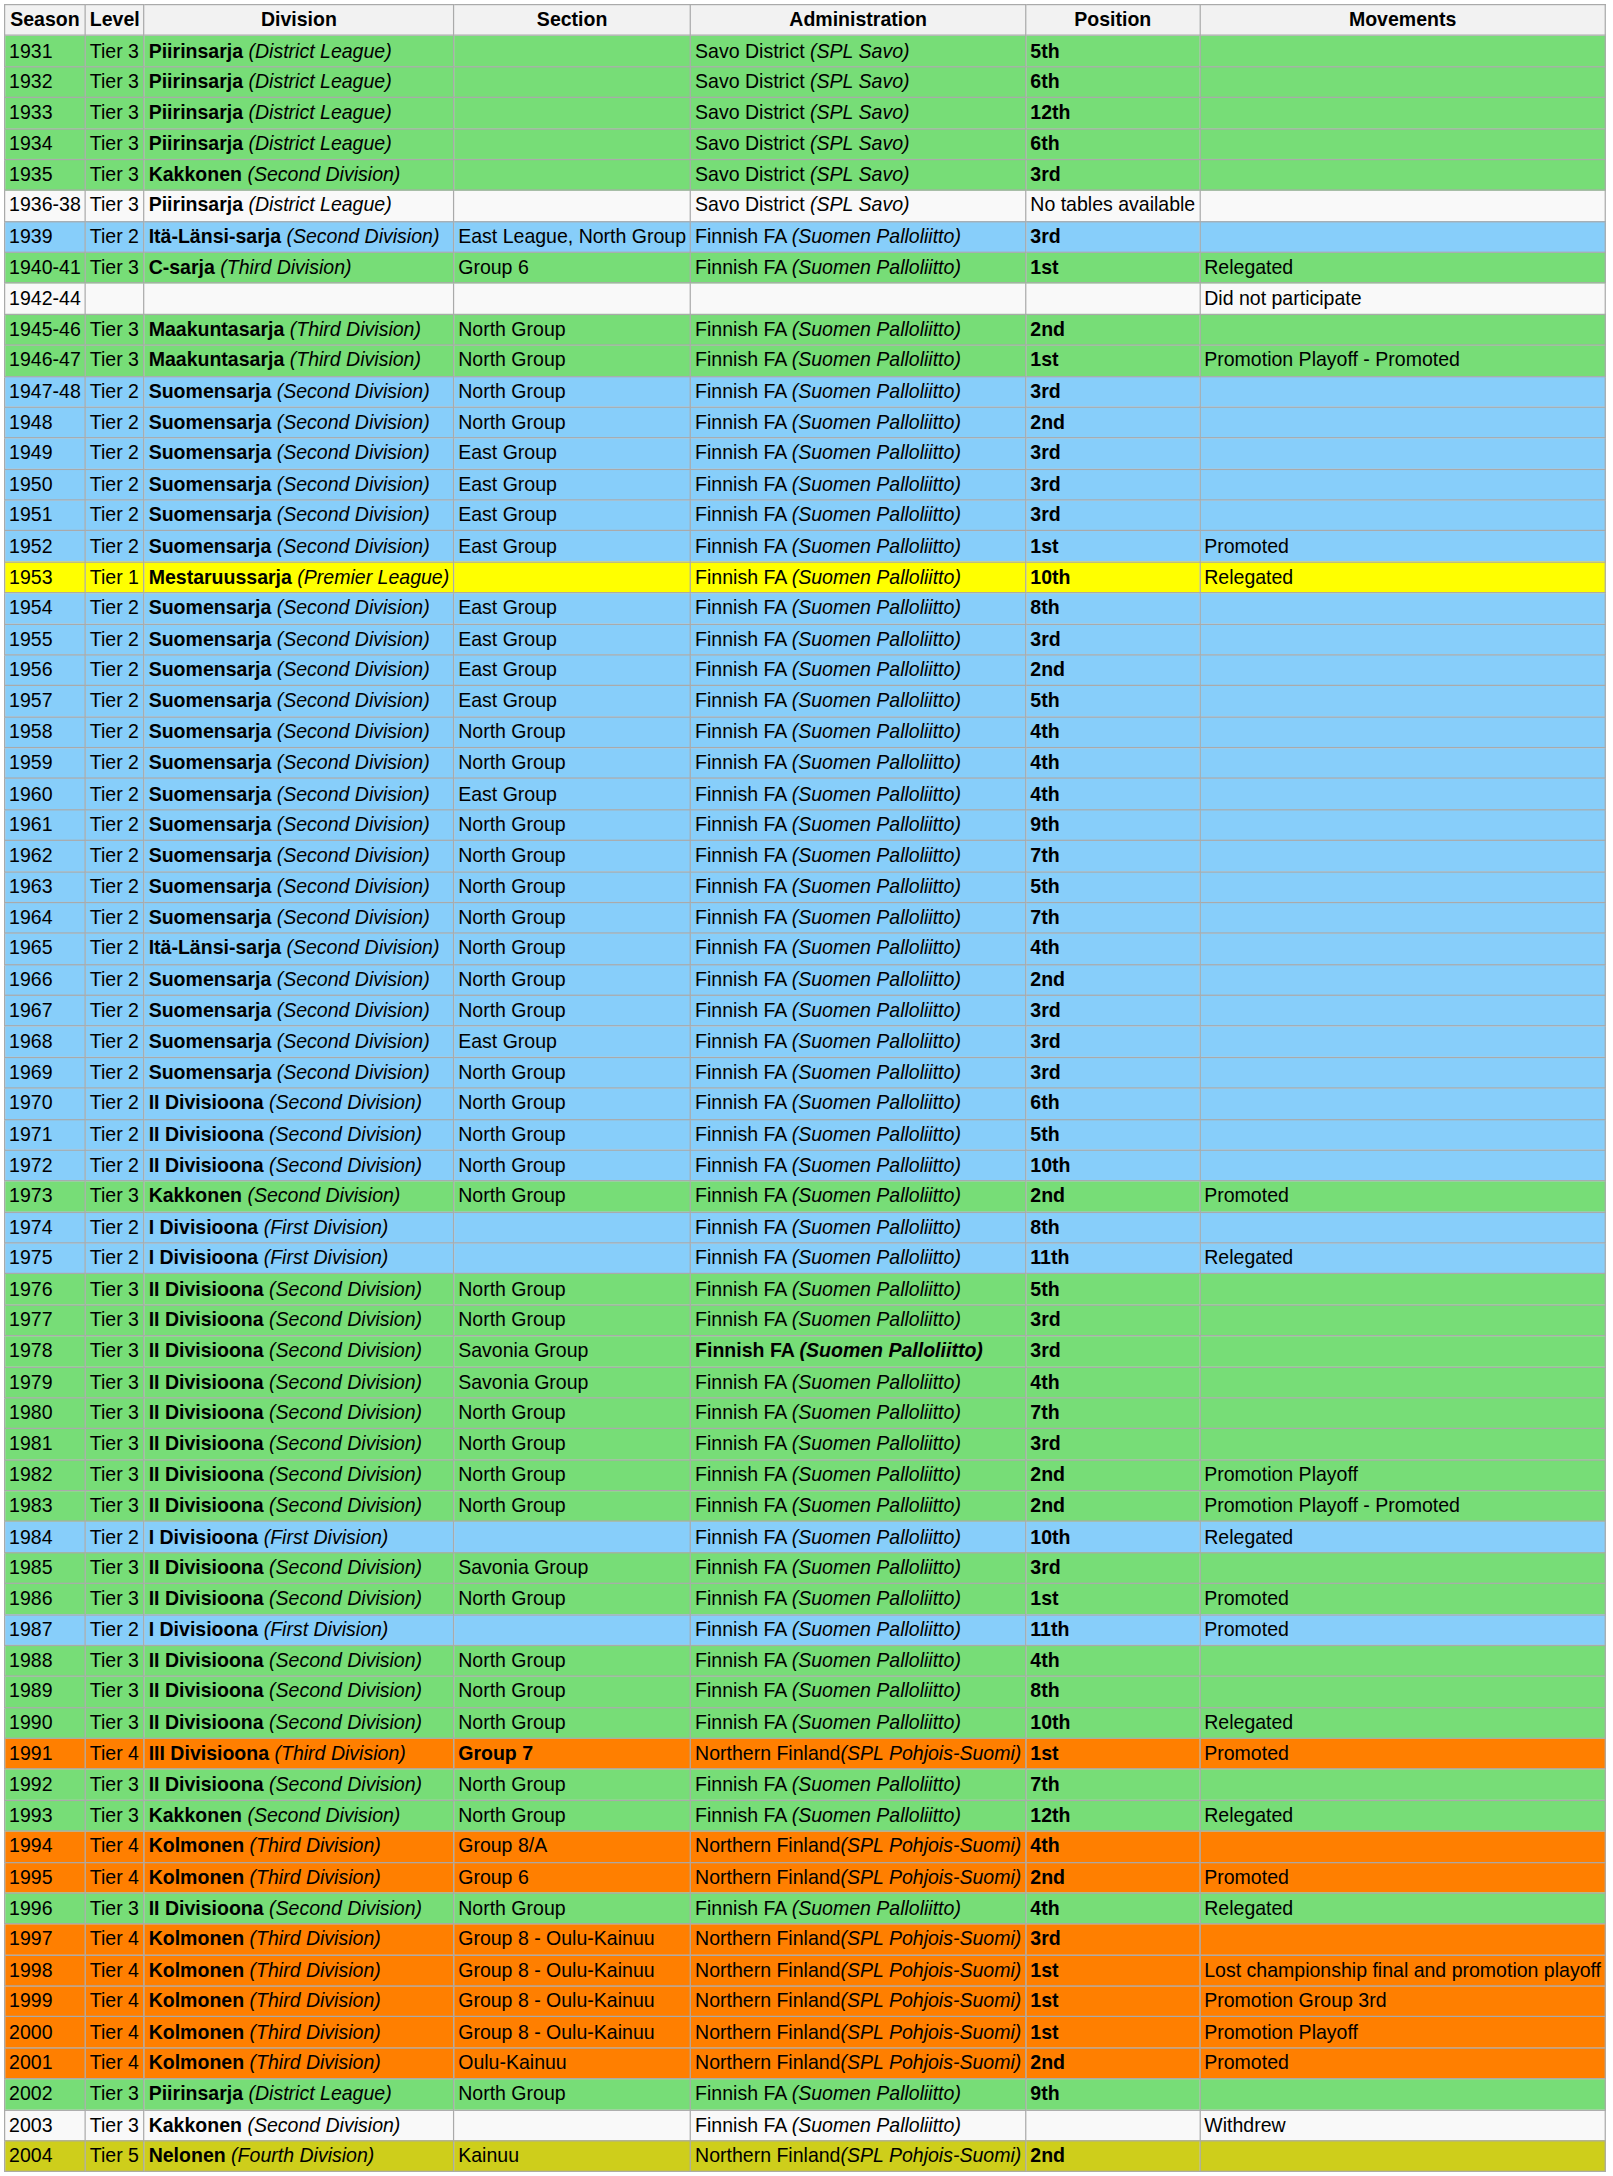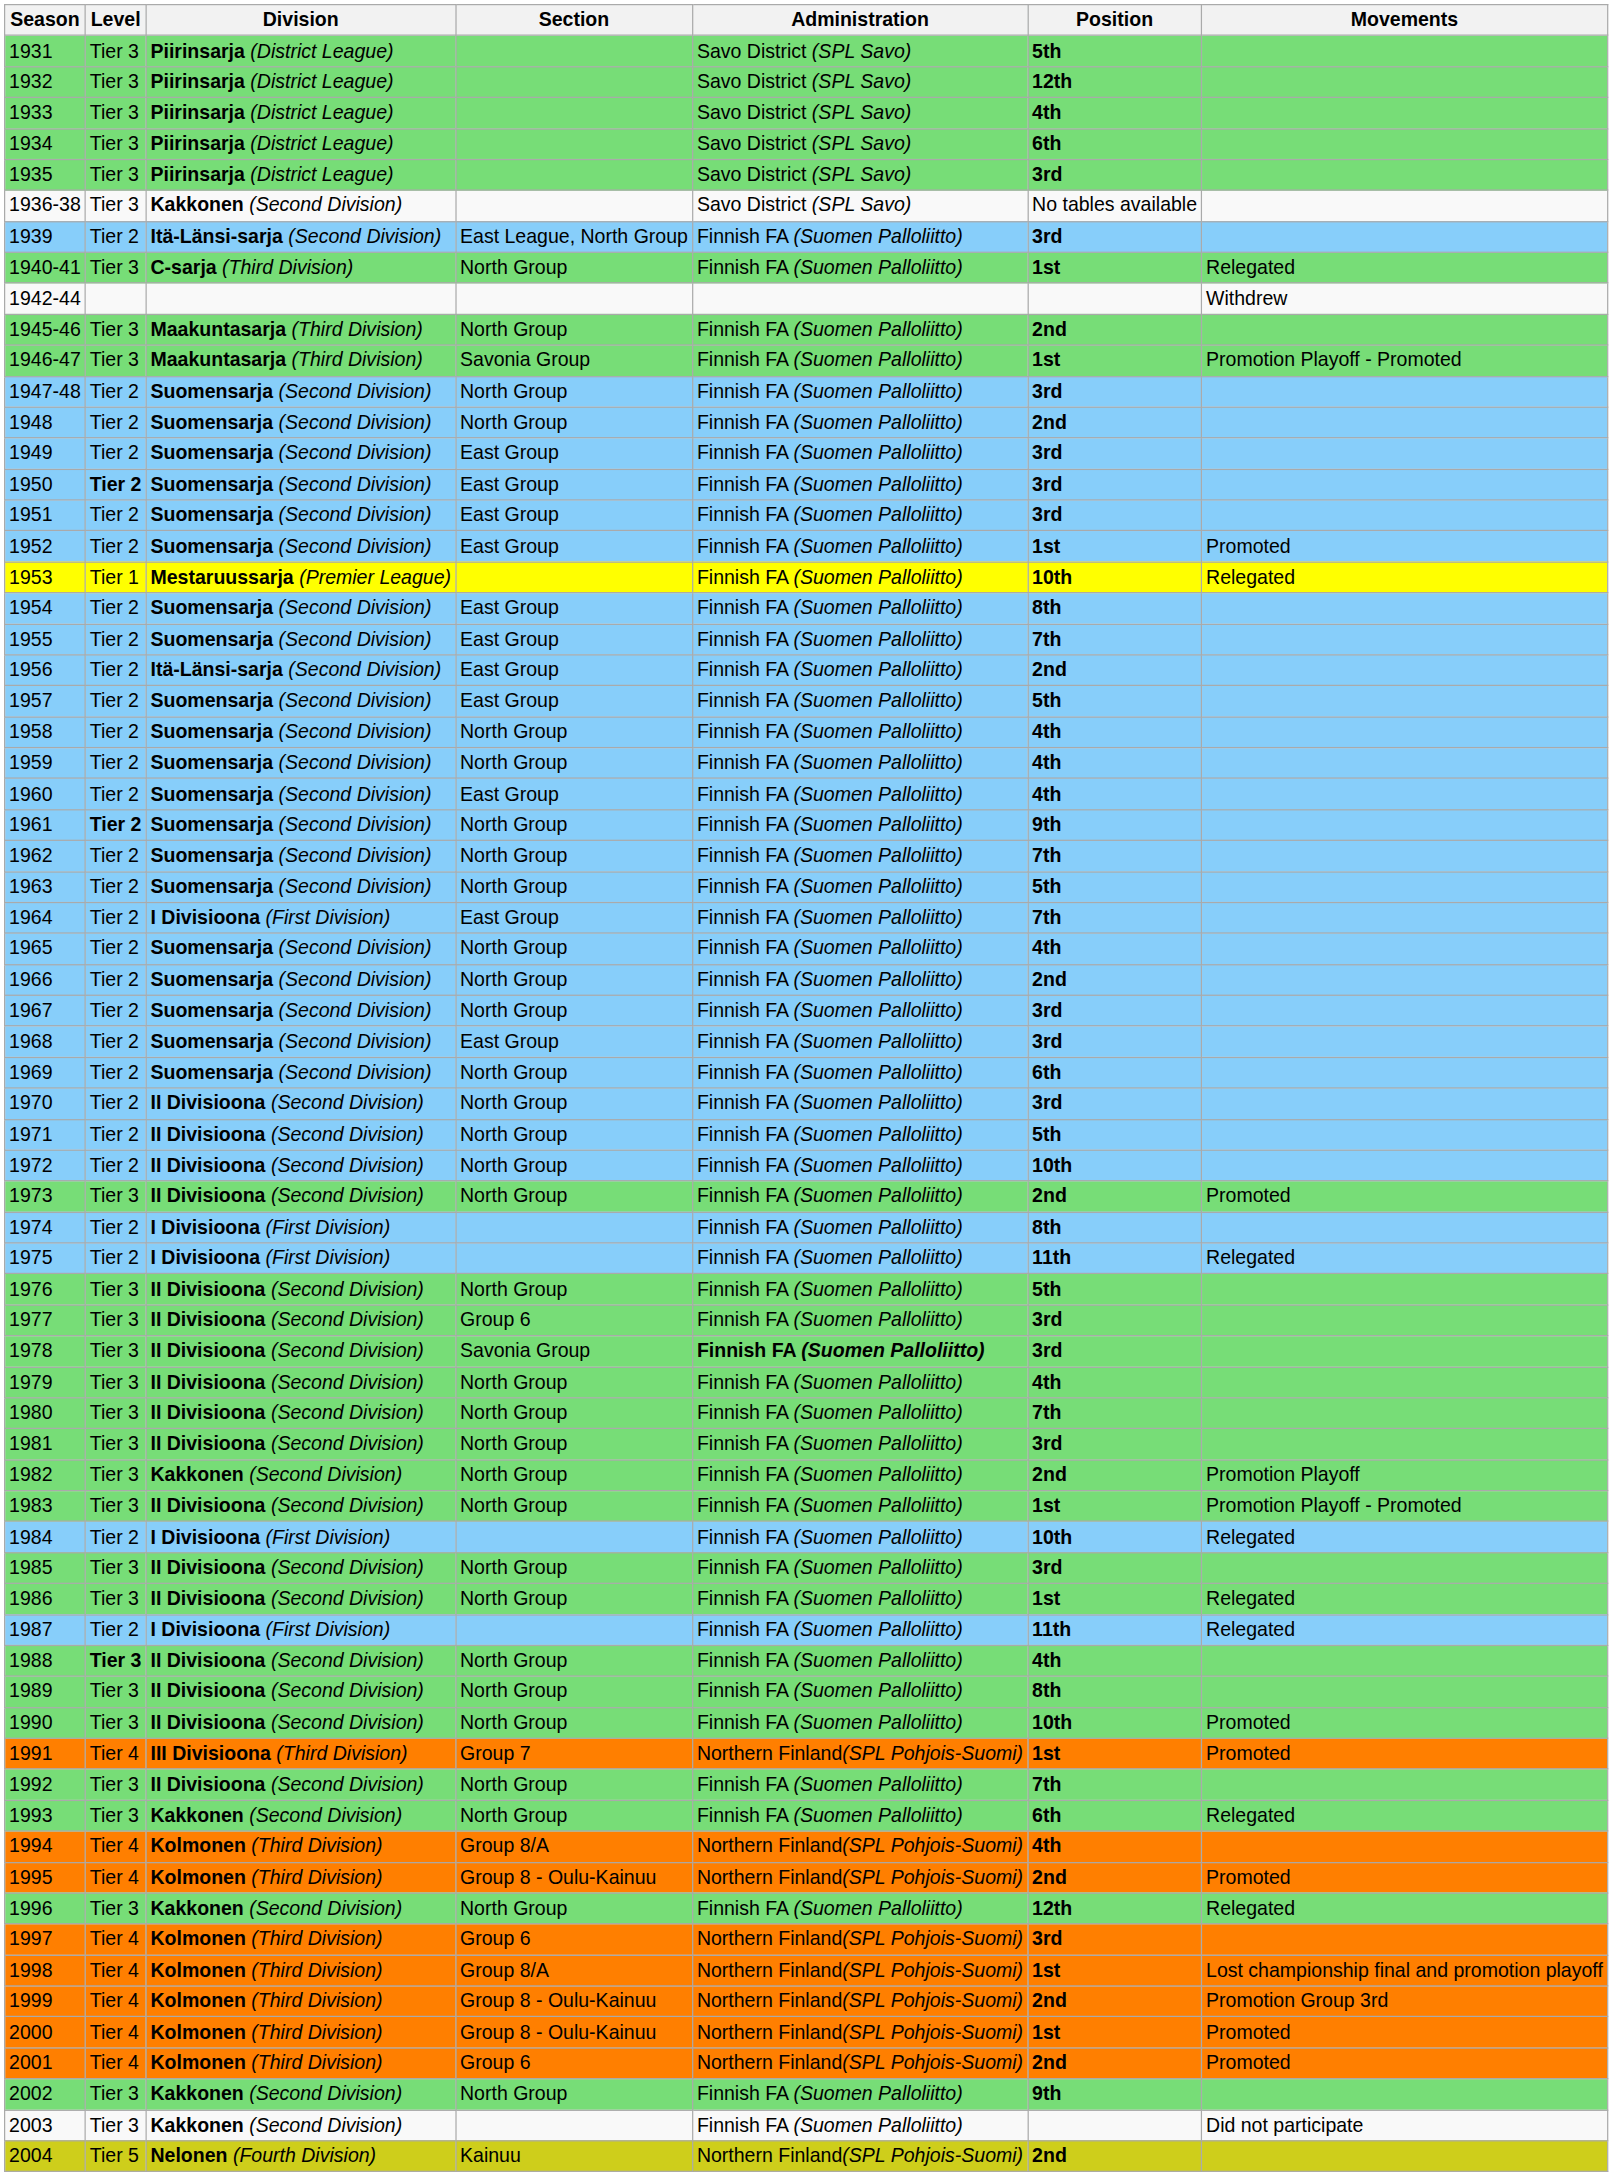(1045, 81) 6th -> (1052, 81) 12th
(1050, 112) 12th -> (1047, 112) 4th
(275, 174) Kakkonen (Second Division) -> (272, 174) Piirinsarja (District League)
(270, 205) Piirinsarja (District League) -> (276, 205) Kakkonen (Second Division)
(493, 267) Group 6 -> (514, 267) North Group
(1283, 298) Did not participate -> (1247, 298) Withdrew
(512, 360) North Group -> (525, 360) Savonia Group
(114, 484) normal -> (116, 484) bold
(1045, 639) 3rd -> (1047, 639) 7th
(289, 670) Suomensarja (Second Division) -> (296, 670) Itä-Länsi-sarja (Second Division)
(114, 824) normal -> (116, 824) bold
(289, 917) Suomensarja (Second Division) -> (270, 917) I Divisioona (First Division)
(512, 917) North Group -> (509, 917) East Group
(294, 948) Itä-Länsi-sarja (Second Division) -> (291, 948) Suomensarja (Second Division)
(1045, 1072) 3rd -> (1047, 1072) 6th
(1045, 1103) 6th -> (1047, 1103) 3rd
(275, 1196) Kakkonen (Second Division) -> (287, 1196) II Divisioona (Second Division)
(512, 1320) North Group -> (495, 1320) Group 6
(523, 1382) Savonia Group -> (514, 1382) North Group
(285, 1474) II Divisioona (Second Division) -> (276, 1474) Kakkonen (Second Division)
(1048, 1505) 2nd -> (1046, 1505) 1st
(523, 1567) Savonia Group -> (514, 1567) North Group
(1247, 1598) Promoted -> (1251, 1598) Relegated
(1247, 1629) Promoted -> (1251, 1629) Relegated
(114, 1660) normal -> (116, 1660) bold
(1249, 1722) Relegated -> (1248, 1722) Promoted
(496, 1753) bold -> (495, 1753) normal
(1050, 1815) 12th -> (1047, 1815) 6th
(493, 1877) Group 6 -> (558, 1877) Group 8 - Oulu-Kainuu
(285, 1908) II Divisioona (Second Division) -> (276, 1908) Kakkonen (Second Division)
(1045, 1908) 4th -> (1052, 1908) 12th
(556, 1939) Group 8 - Oulu-Kainuu -> (495, 1939) Group 6
(556, 1970) Group 8 - Oulu-Kainuu -> (505, 1970) Group 8/A
(1044, 2001) 1st -> (1049, 2001) 2nd
(1281, 2032) Promotion Playoff -> (1248, 2032) Promoted
(512, 2063) Oulu-Kainuu -> (495, 2063) Group 6
(270, 2094) Piirinsarja (District League) -> (276, 2094) Kakkonen (Second Division)
(1245, 2125) Withdrew -> (1285, 2125) Did not participate
